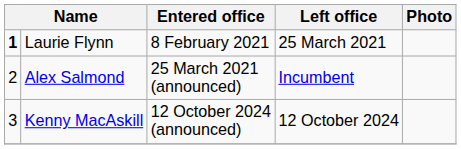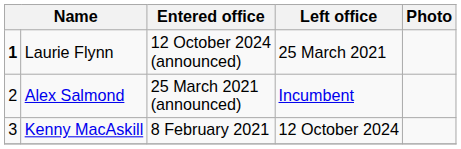(210, 42) 8 February 2021 -> (211, 52) 12 October 2024 (announced)
(211, 121) 12 October 2024 (announced) -> (210, 130) 8 February 2021
